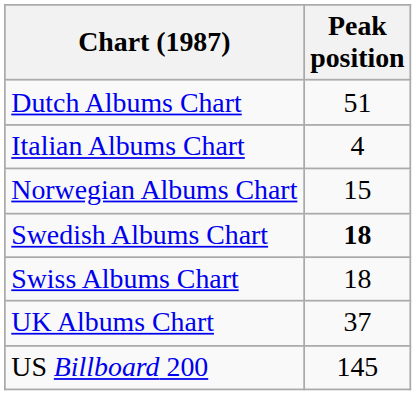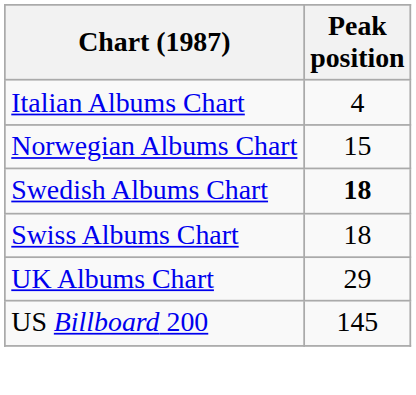- row: (127, 102)
(357, 322) 37 -> (357, 278) 29
